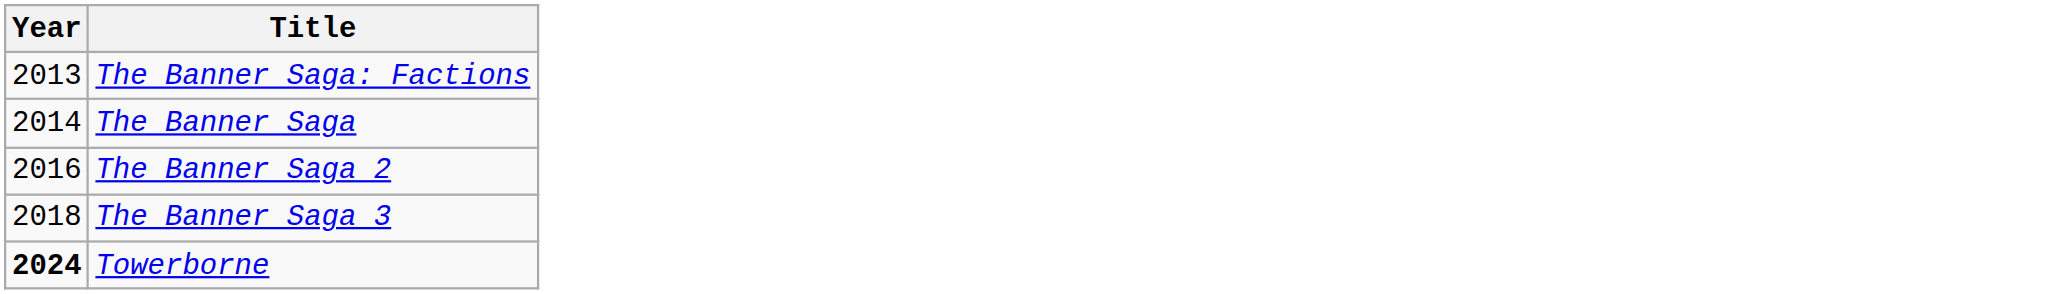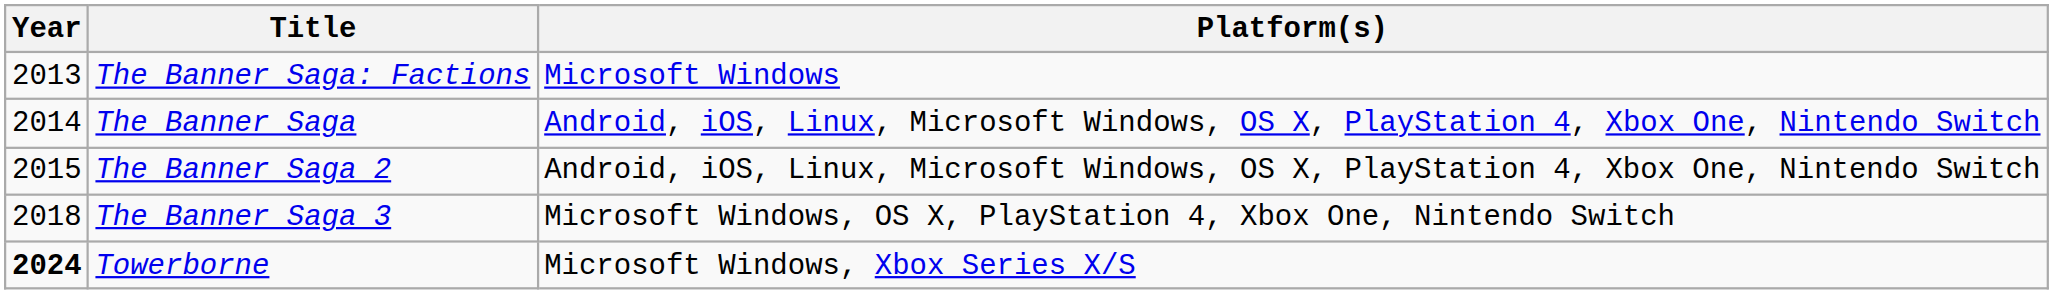+ column: (1292, 29)
(47, 170) 2016 -> (47, 170) 2015
